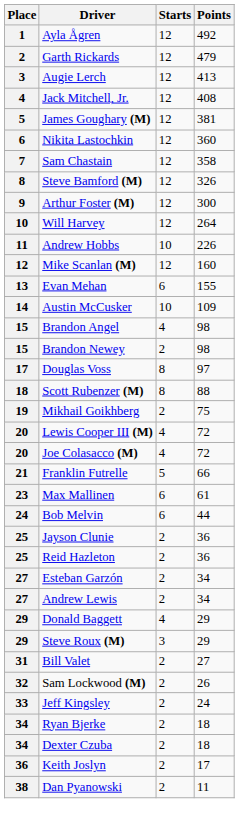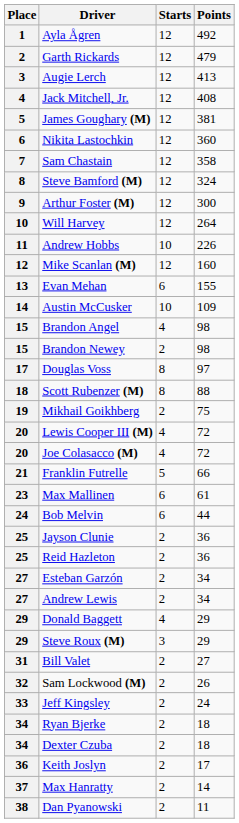(207, 181) 326 -> (207, 181) 324
+ row: (78, 786)
